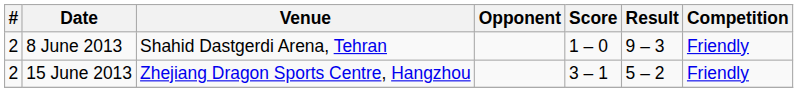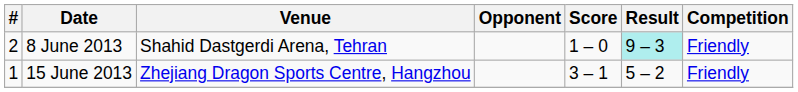(645, 45) no background -> (645, 45) paleturquoise background
(13, 73) 2 -> (13, 73) 1
